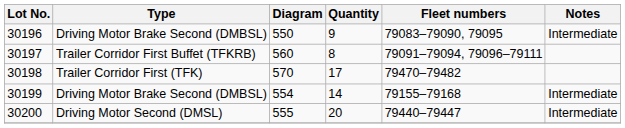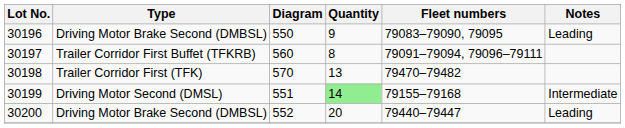(583, 34) Intermediate -> (570, 34) Leading
(335, 73) 17 -> (335, 73) 13
(161, 93) Driving Motor Brake Second (DMBSL) -> (139, 93) Driving Motor Second (DMSL)
(283, 93) 554 -> (283, 93) 551
(335, 93) no background -> (335, 93) lightgreen background
(139, 113) Driving Motor Second (DMSL) -> (161, 113) Driving Motor Brake Second (DMBSL)
(283, 113) 555 -> (283, 113) 552
(583, 113) Intermediate -> (570, 113) Leading
